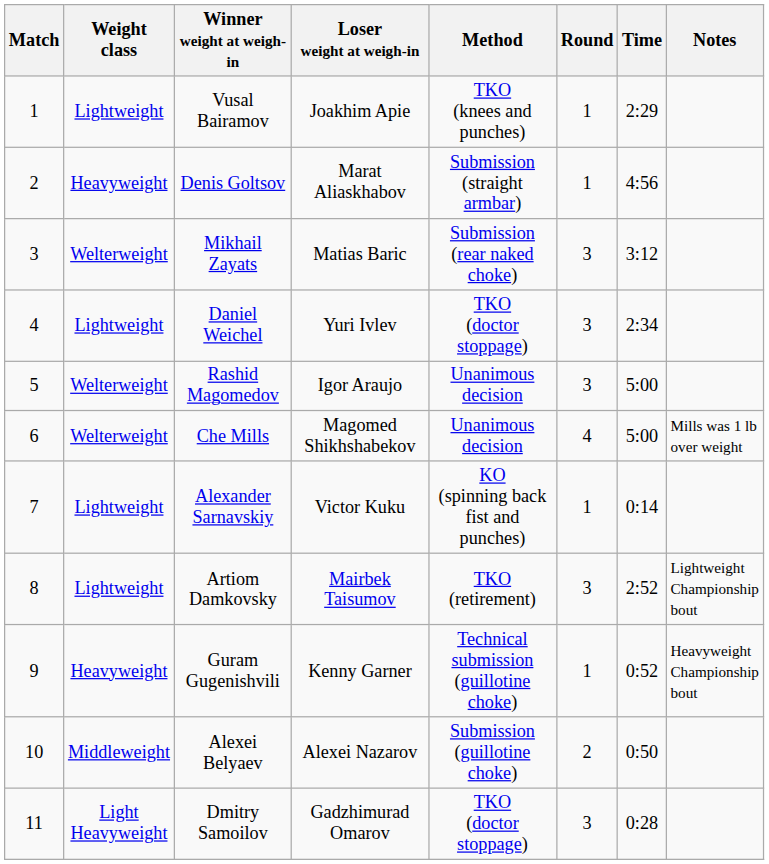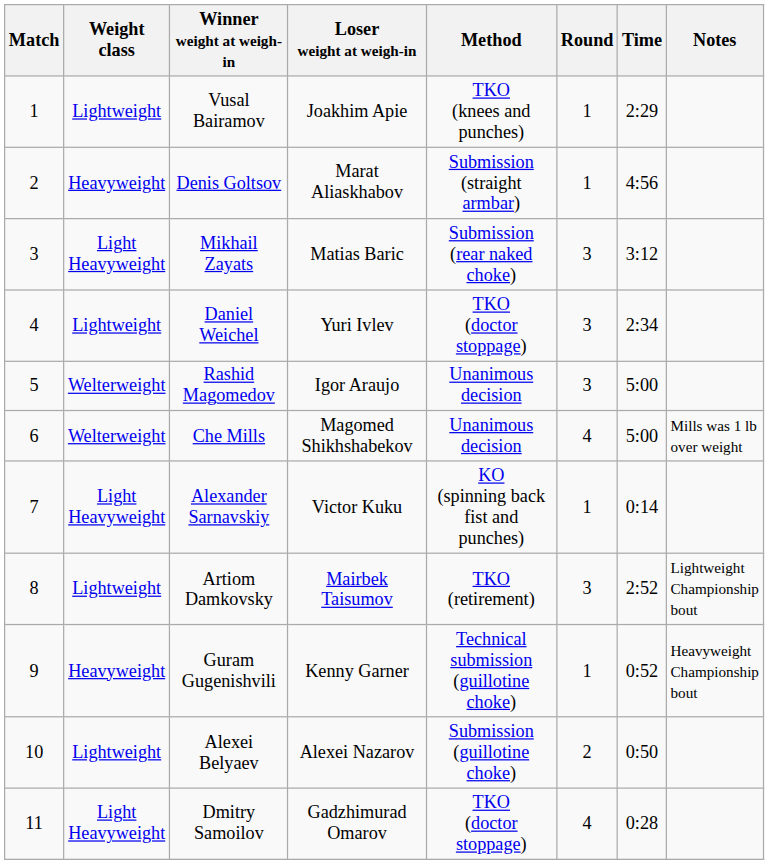(119, 253) Welterweight -> (117, 253) Light Heavyweight
(119, 507) Lightweight -> (117, 507) Light Heavyweight
(119, 752) Middleweight -> (117, 752) Lightweight
(587, 823) 3 -> (587, 823) 4
